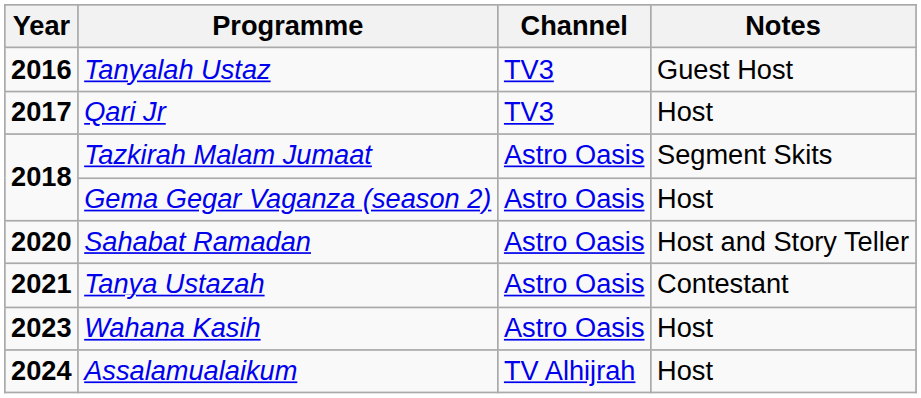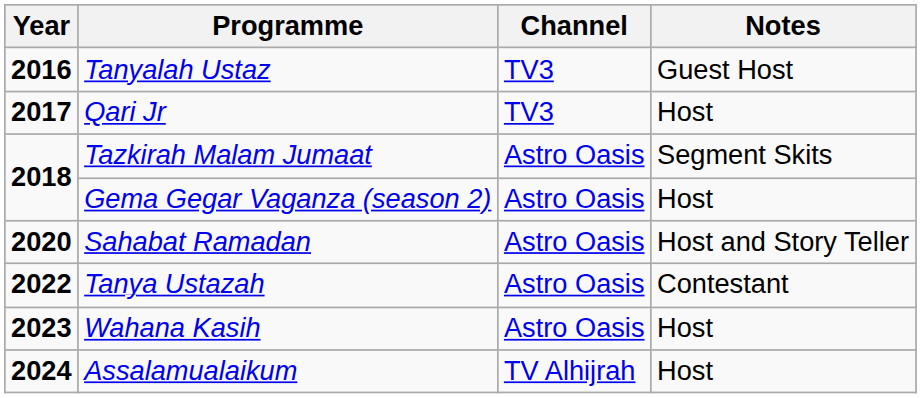(41, 284) 2021 -> (41, 284) 2022
